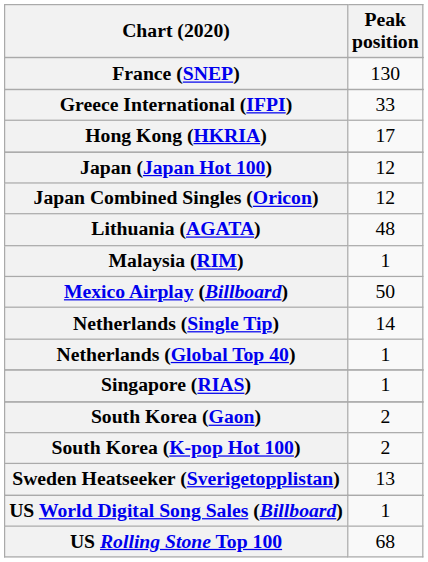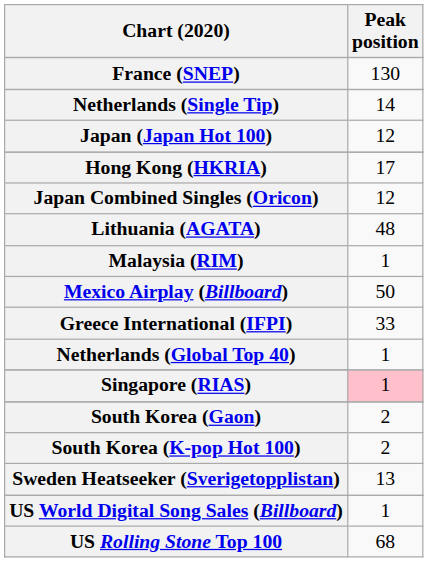rows swapped: (176, 104) <-> (176, 323)
rows swapped: (176, 135) <-> (176, 167)
(385, 385) no background -> (385, 385) pink background
